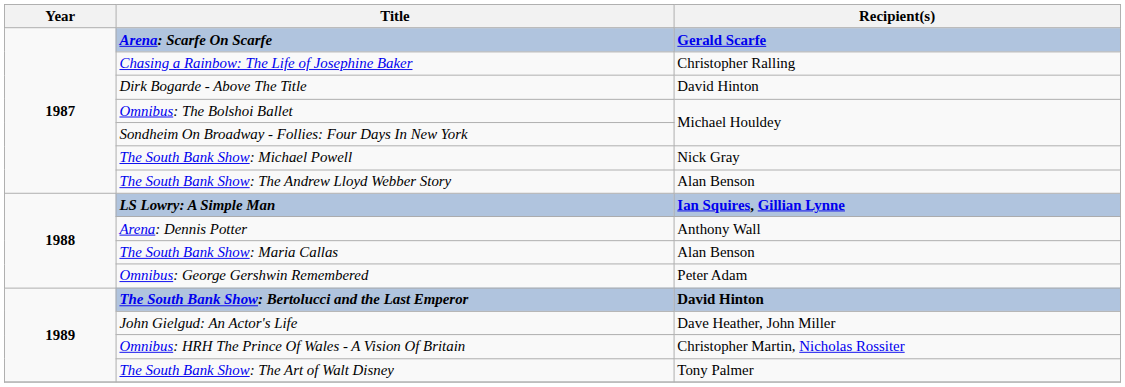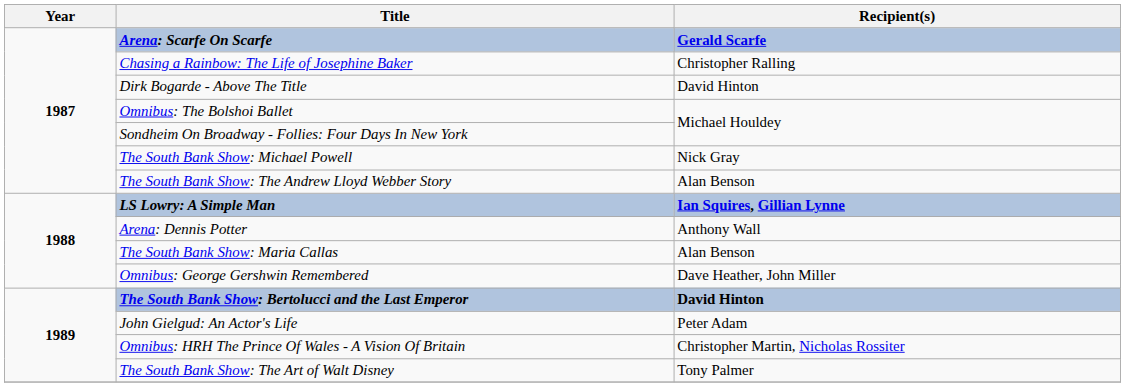(712, 275) Peter Adam -> (756, 275) Dave Heather, John Miller
(756, 323) Dave Heather, John Miller -> (712, 323) Peter Adam
